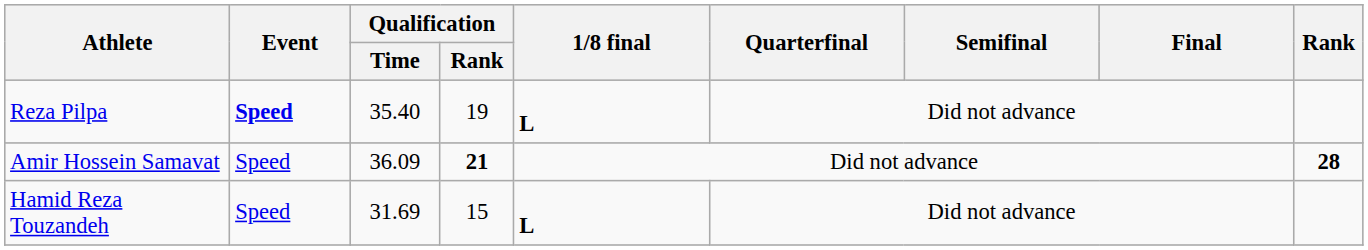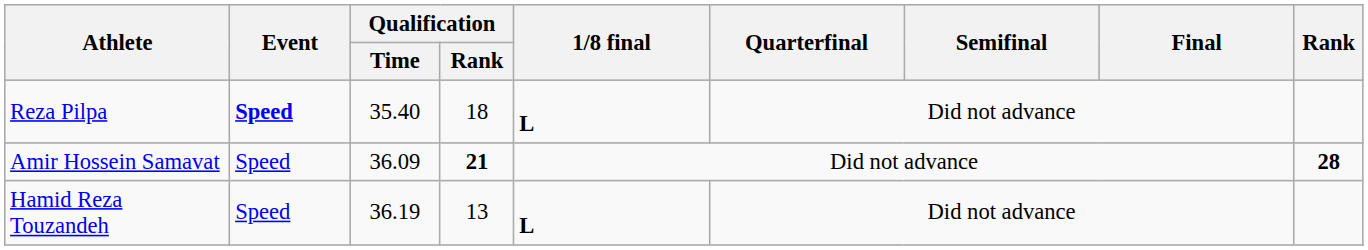(477, 111) 19 -> (477, 111) 18
(395, 212) 31.69 -> (395, 212) 36.19
(477, 212) 15 -> (477, 212) 13
